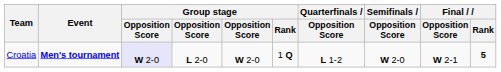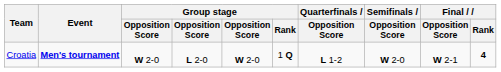(147, 60) lavender background -> (147, 60) no background
(483, 55) 5 -> (483, 55) 4
